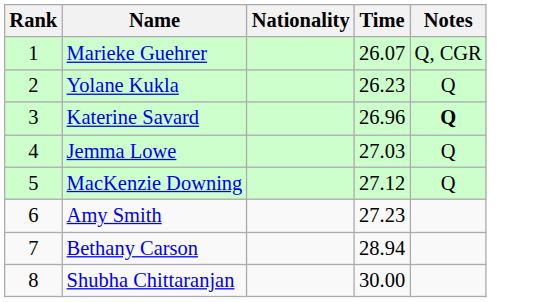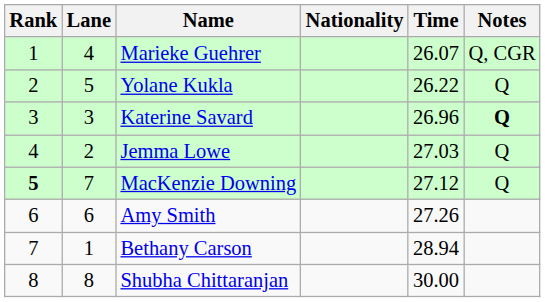+ column: (89, 20)
(382, 85) 26.23 -> (436, 85) 26.22
(33, 183) normal -> (33, 183) bold
(382, 215) 27.23 -> (436, 215) 27.26
